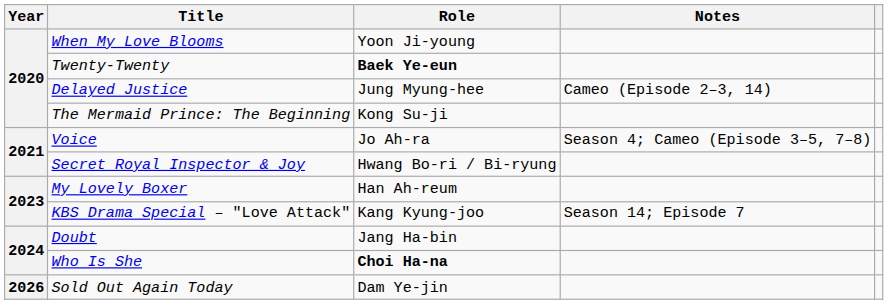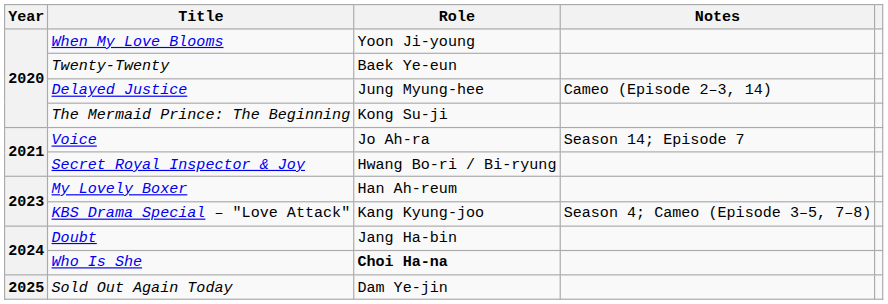(407, 66) bold -> (407, 66) normal
(718, 140) Season 4; Cameo (Episode 3–5, 7–8) -> (654, 140) Season 14; Episode 7
(654, 213) Season 14; Episode 7 -> (718, 213) Season 4; Cameo (Episode 3–5, 7–8)
(26, 287) 2026 -> (26, 287) 2025
